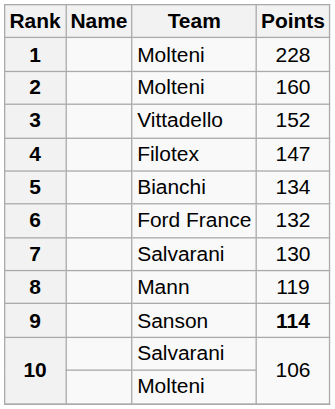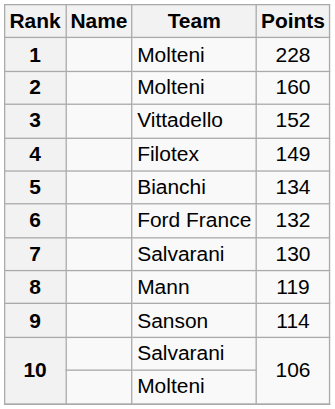(293, 154) 147 -> (293, 154) 149
(293, 320) bold -> (293, 320) normal
